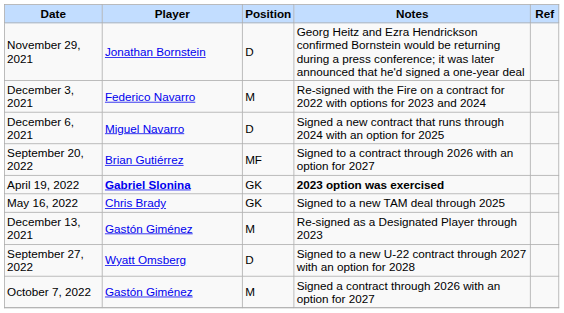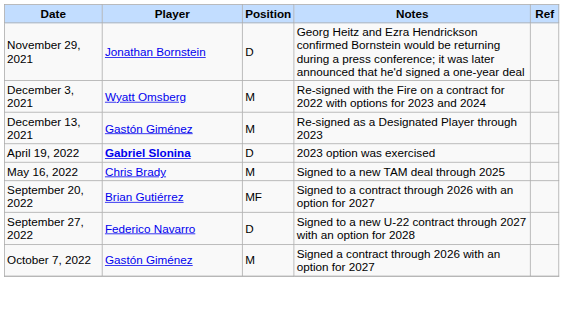(150, 97) Federico Navarro -> (146, 97) Wyatt Omsberg
- row: (41, 128)
rows swapped: (44, 229) <-> (45, 160)
(254, 185) GK -> (249, 153) D
(370, 185) bold -> (366, 153) normal
(254, 204) GK -> (250, 172) M
(146, 260) Wyatt Omsberg -> (150, 229) Federico Navarro
